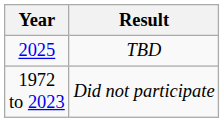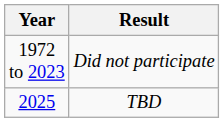rows swapped: (37, 91) <-> (37, 50)
